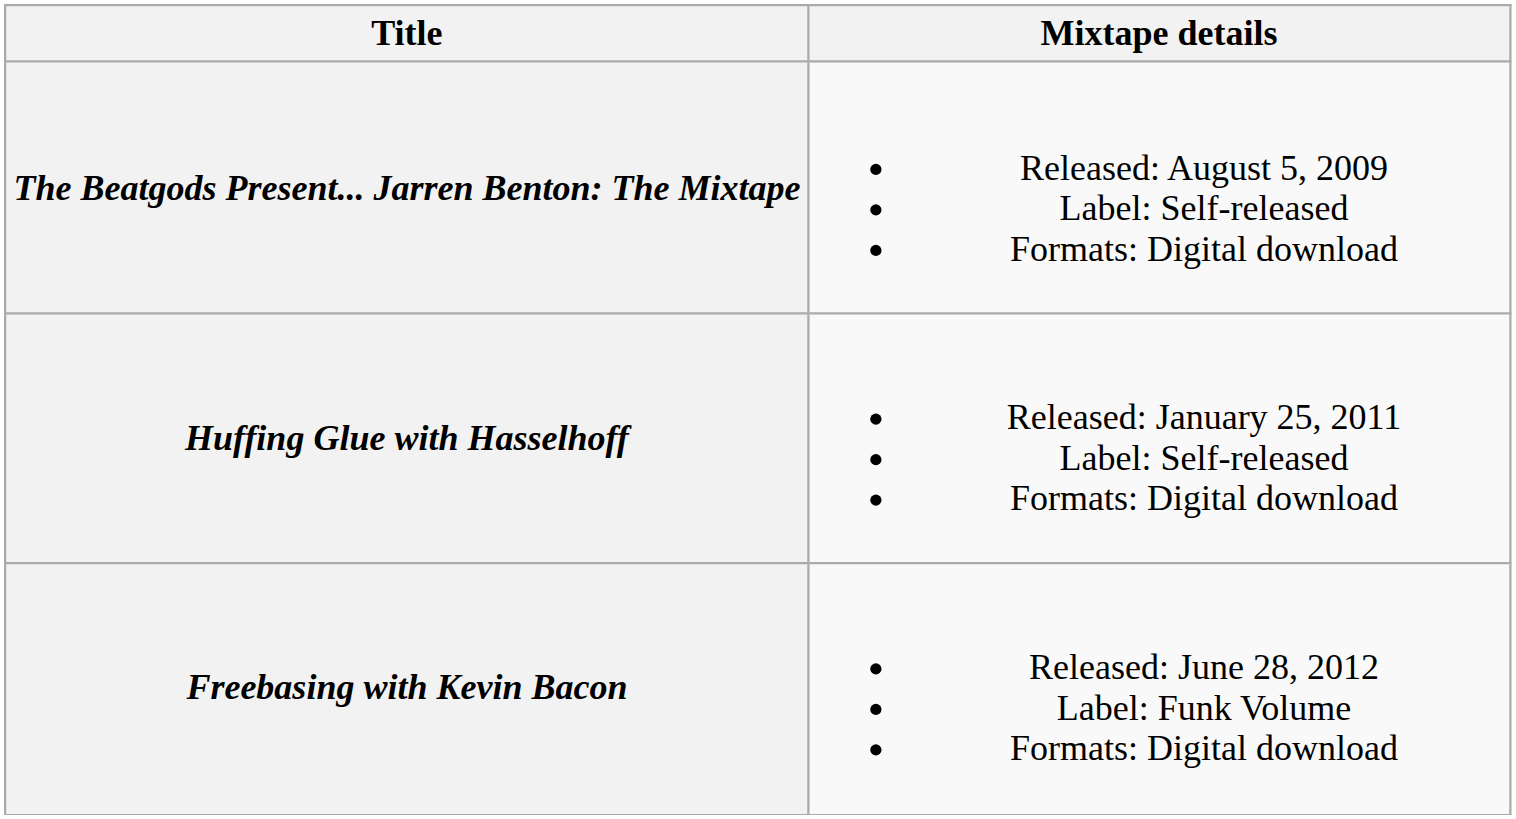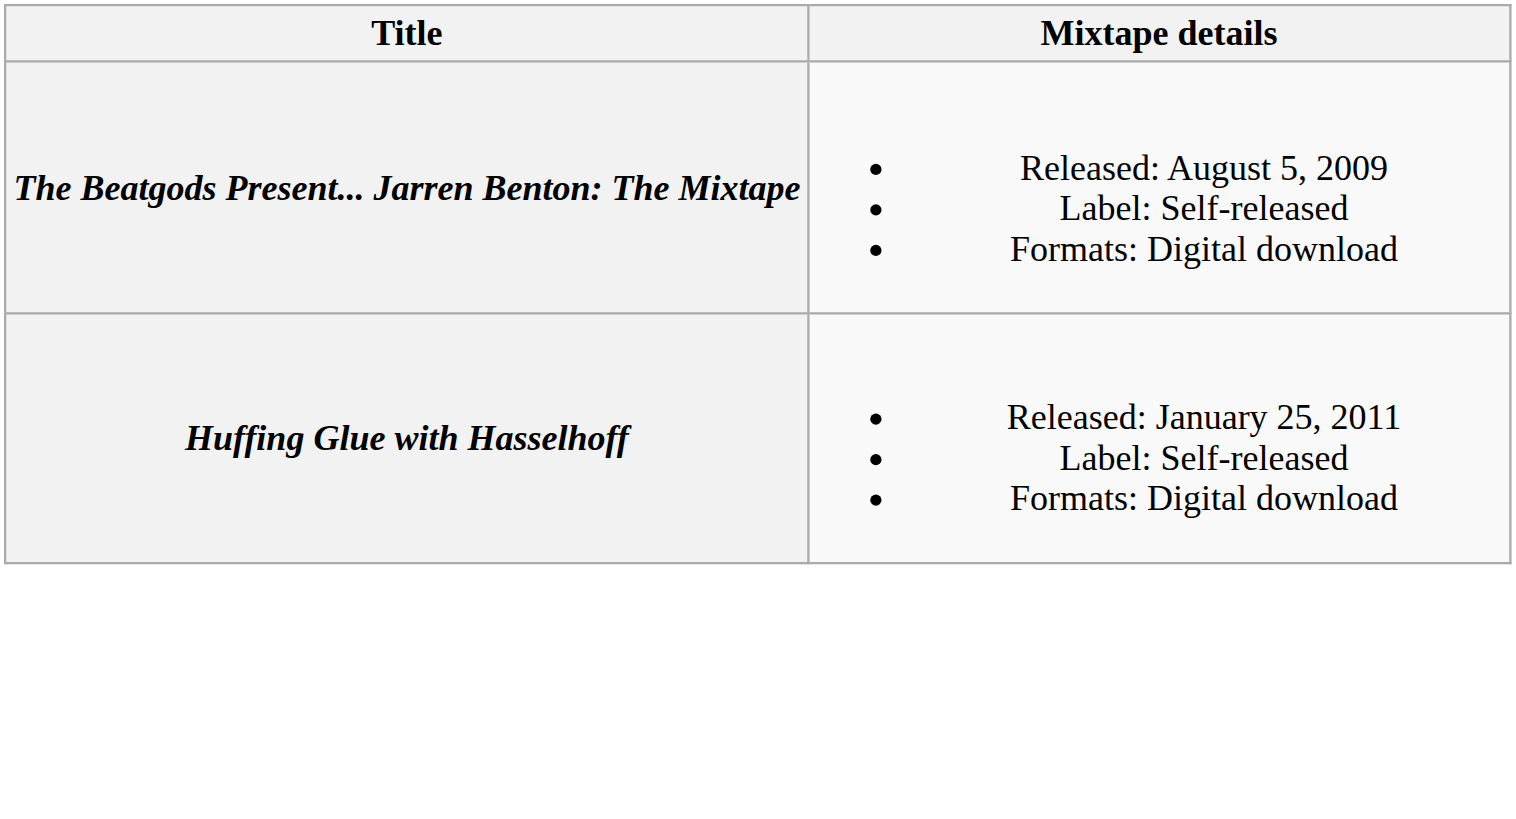- row: (407, 688)
